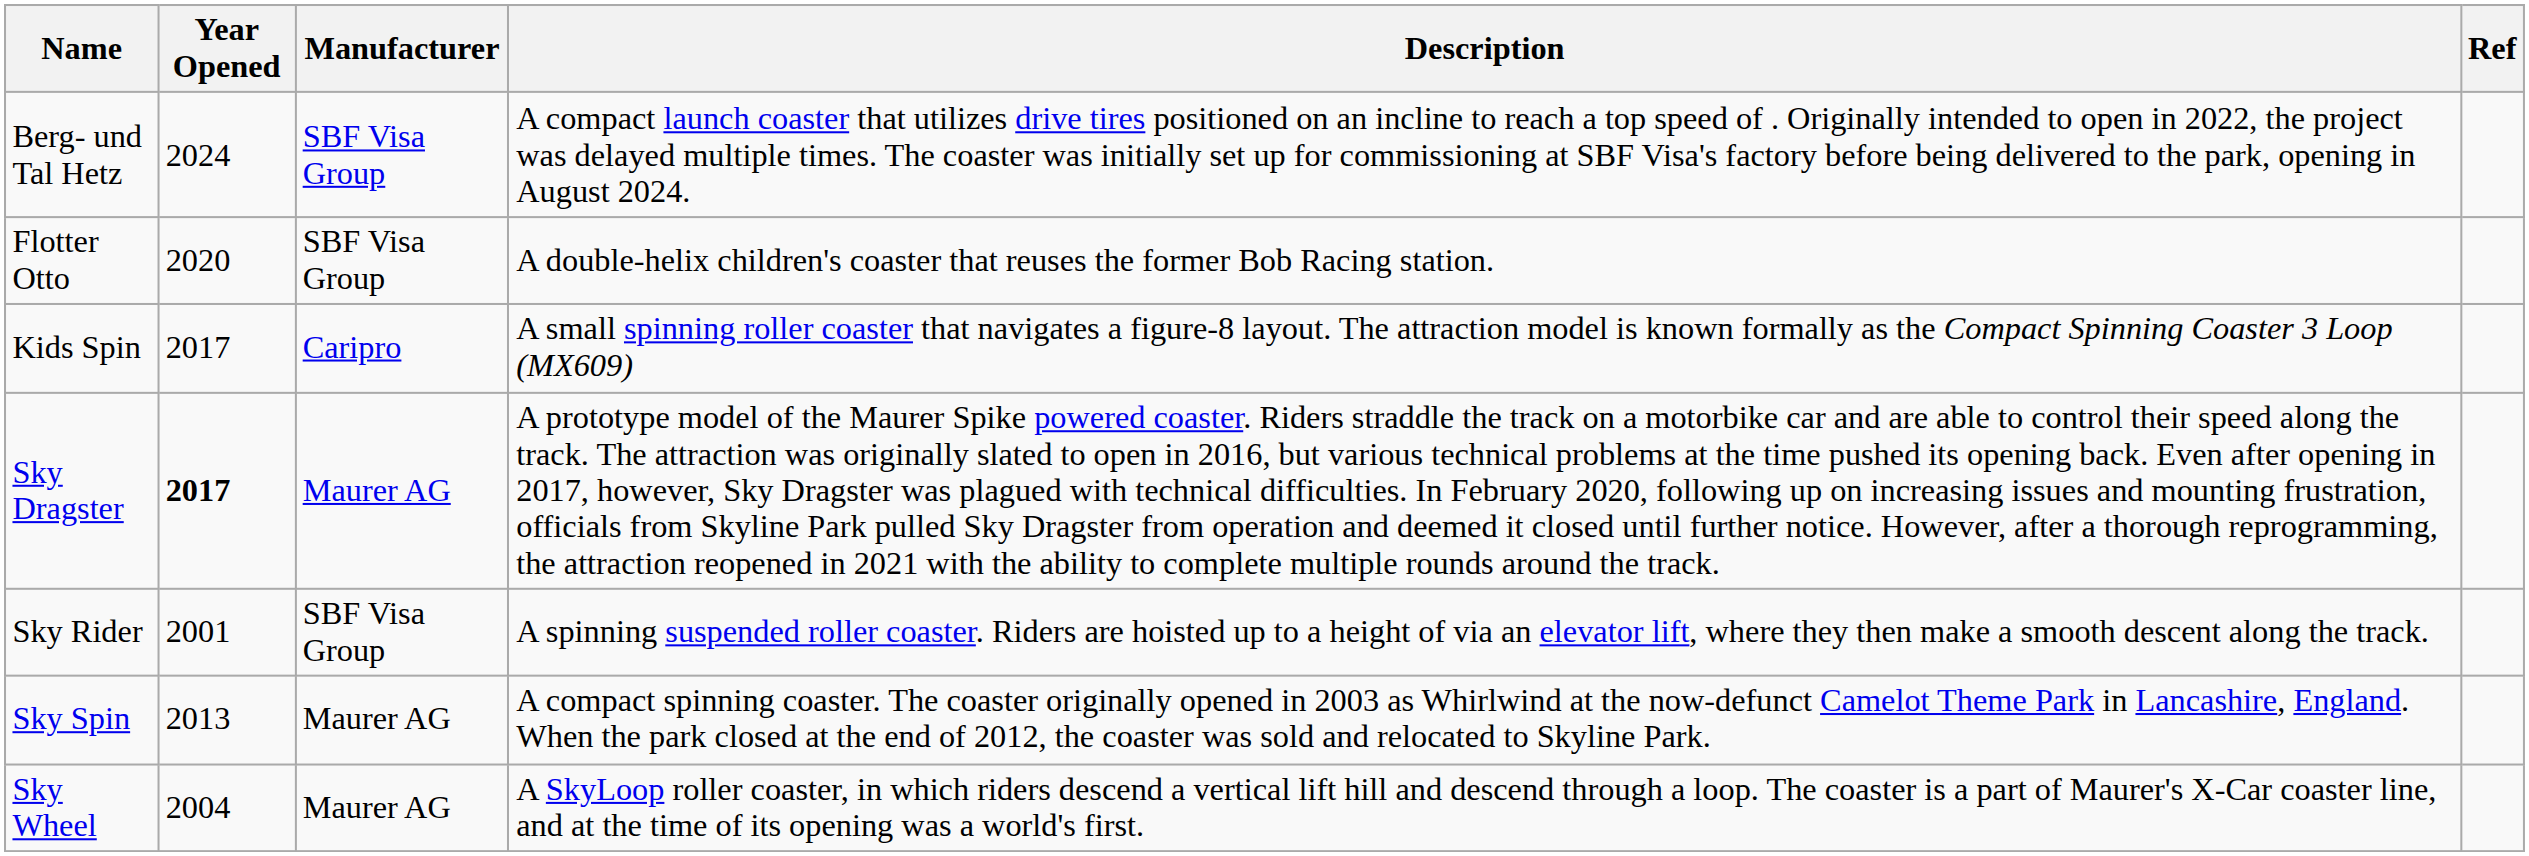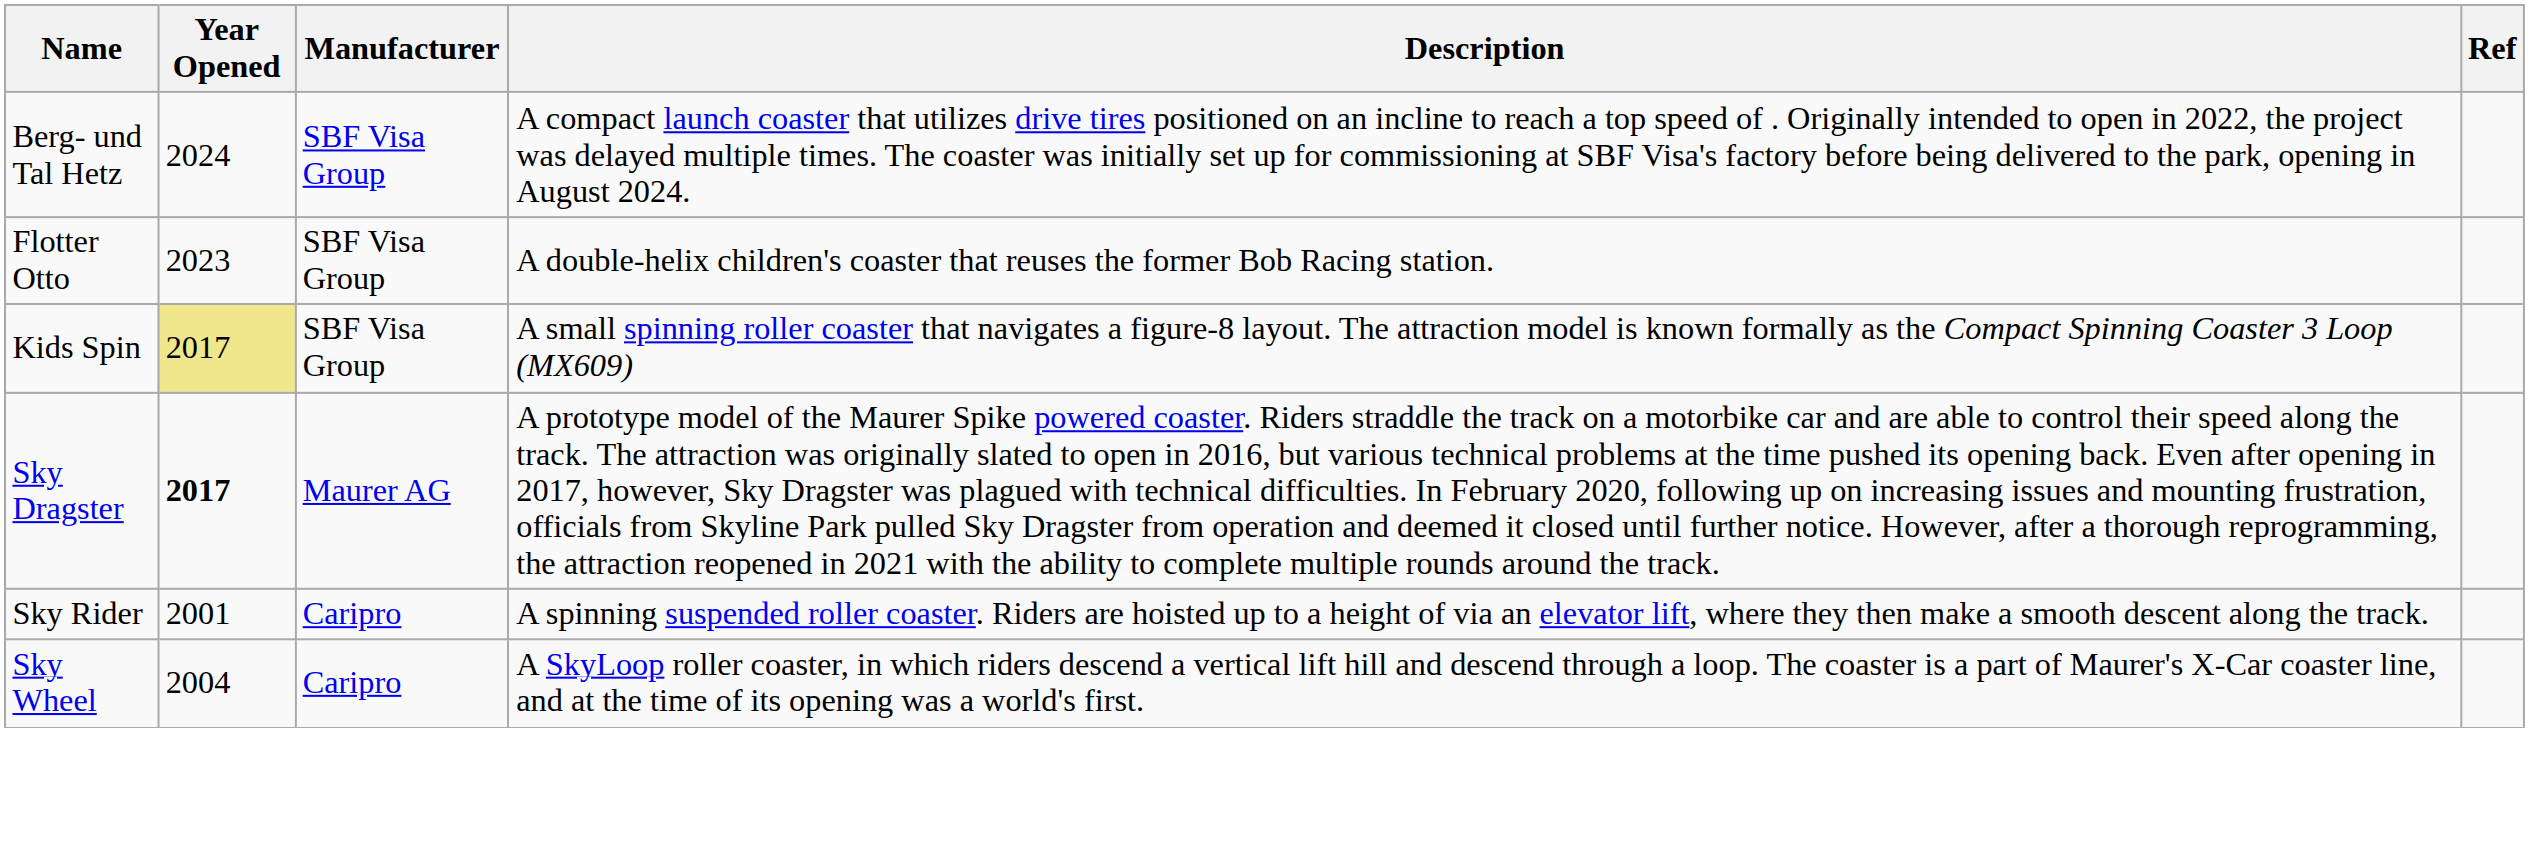(198, 259) 2020 -> (198, 259) 2023
(198, 347) no background -> (198, 347) khaki background
(352, 347) Caripro -> (364, 347) SBF Visa Group
(364, 631) SBF Visa Group -> (352, 613) Caripro
- row: (71, 719)
(377, 807) Maurer AG -> (352, 683) Caripro
